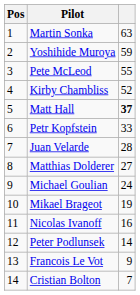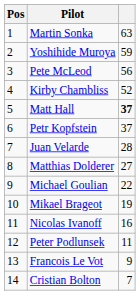(127, 71) 55 -> (127, 71) 56
(127, 128) 33 -> (127, 128) 37
(127, 185) 24 -> (127, 185) 22
(127, 242) 14 -> (127, 242) 11
